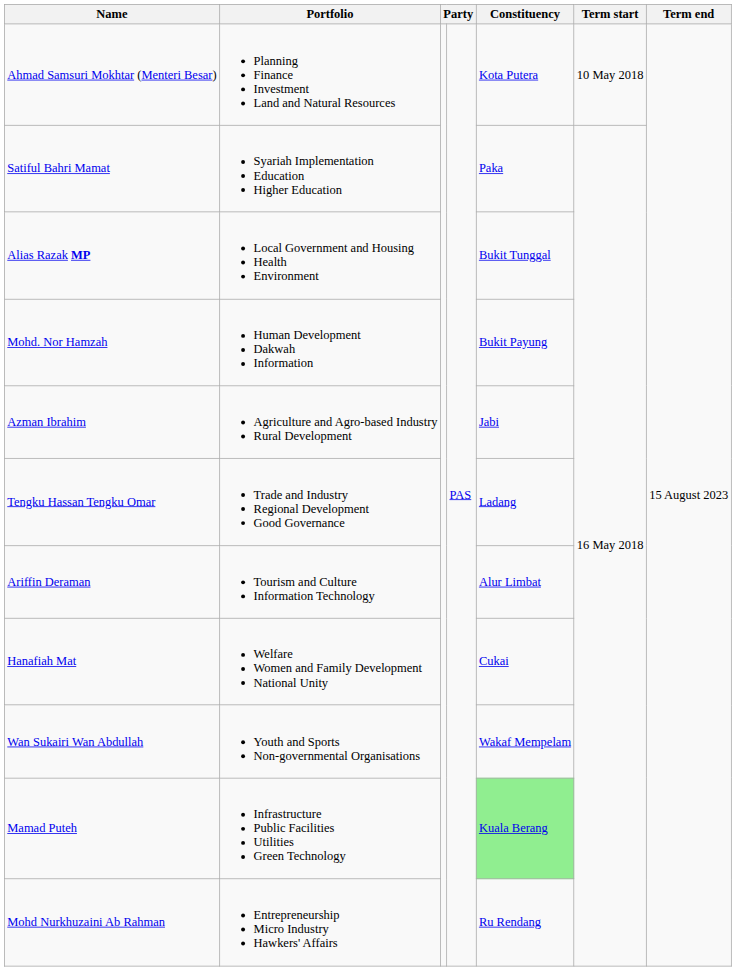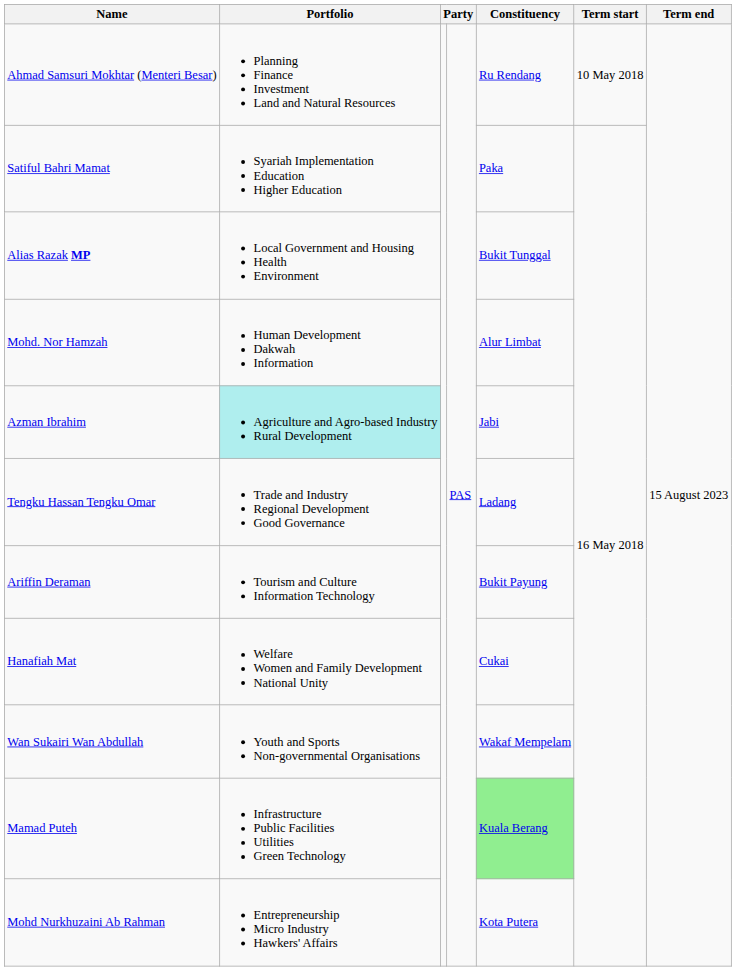(509, 74) Kota Putera -> (510, 74) Ru Rendang
(513, 342) Bukit Payung -> (510, 342) Alur Limbat
(330, 429) no background -> (330, 429) paleturquoise background
(510, 581) Alur Limbat -> (513, 581) Bukit Payung
(510, 922) Ru Rendang -> (509, 922) Kota Putera
